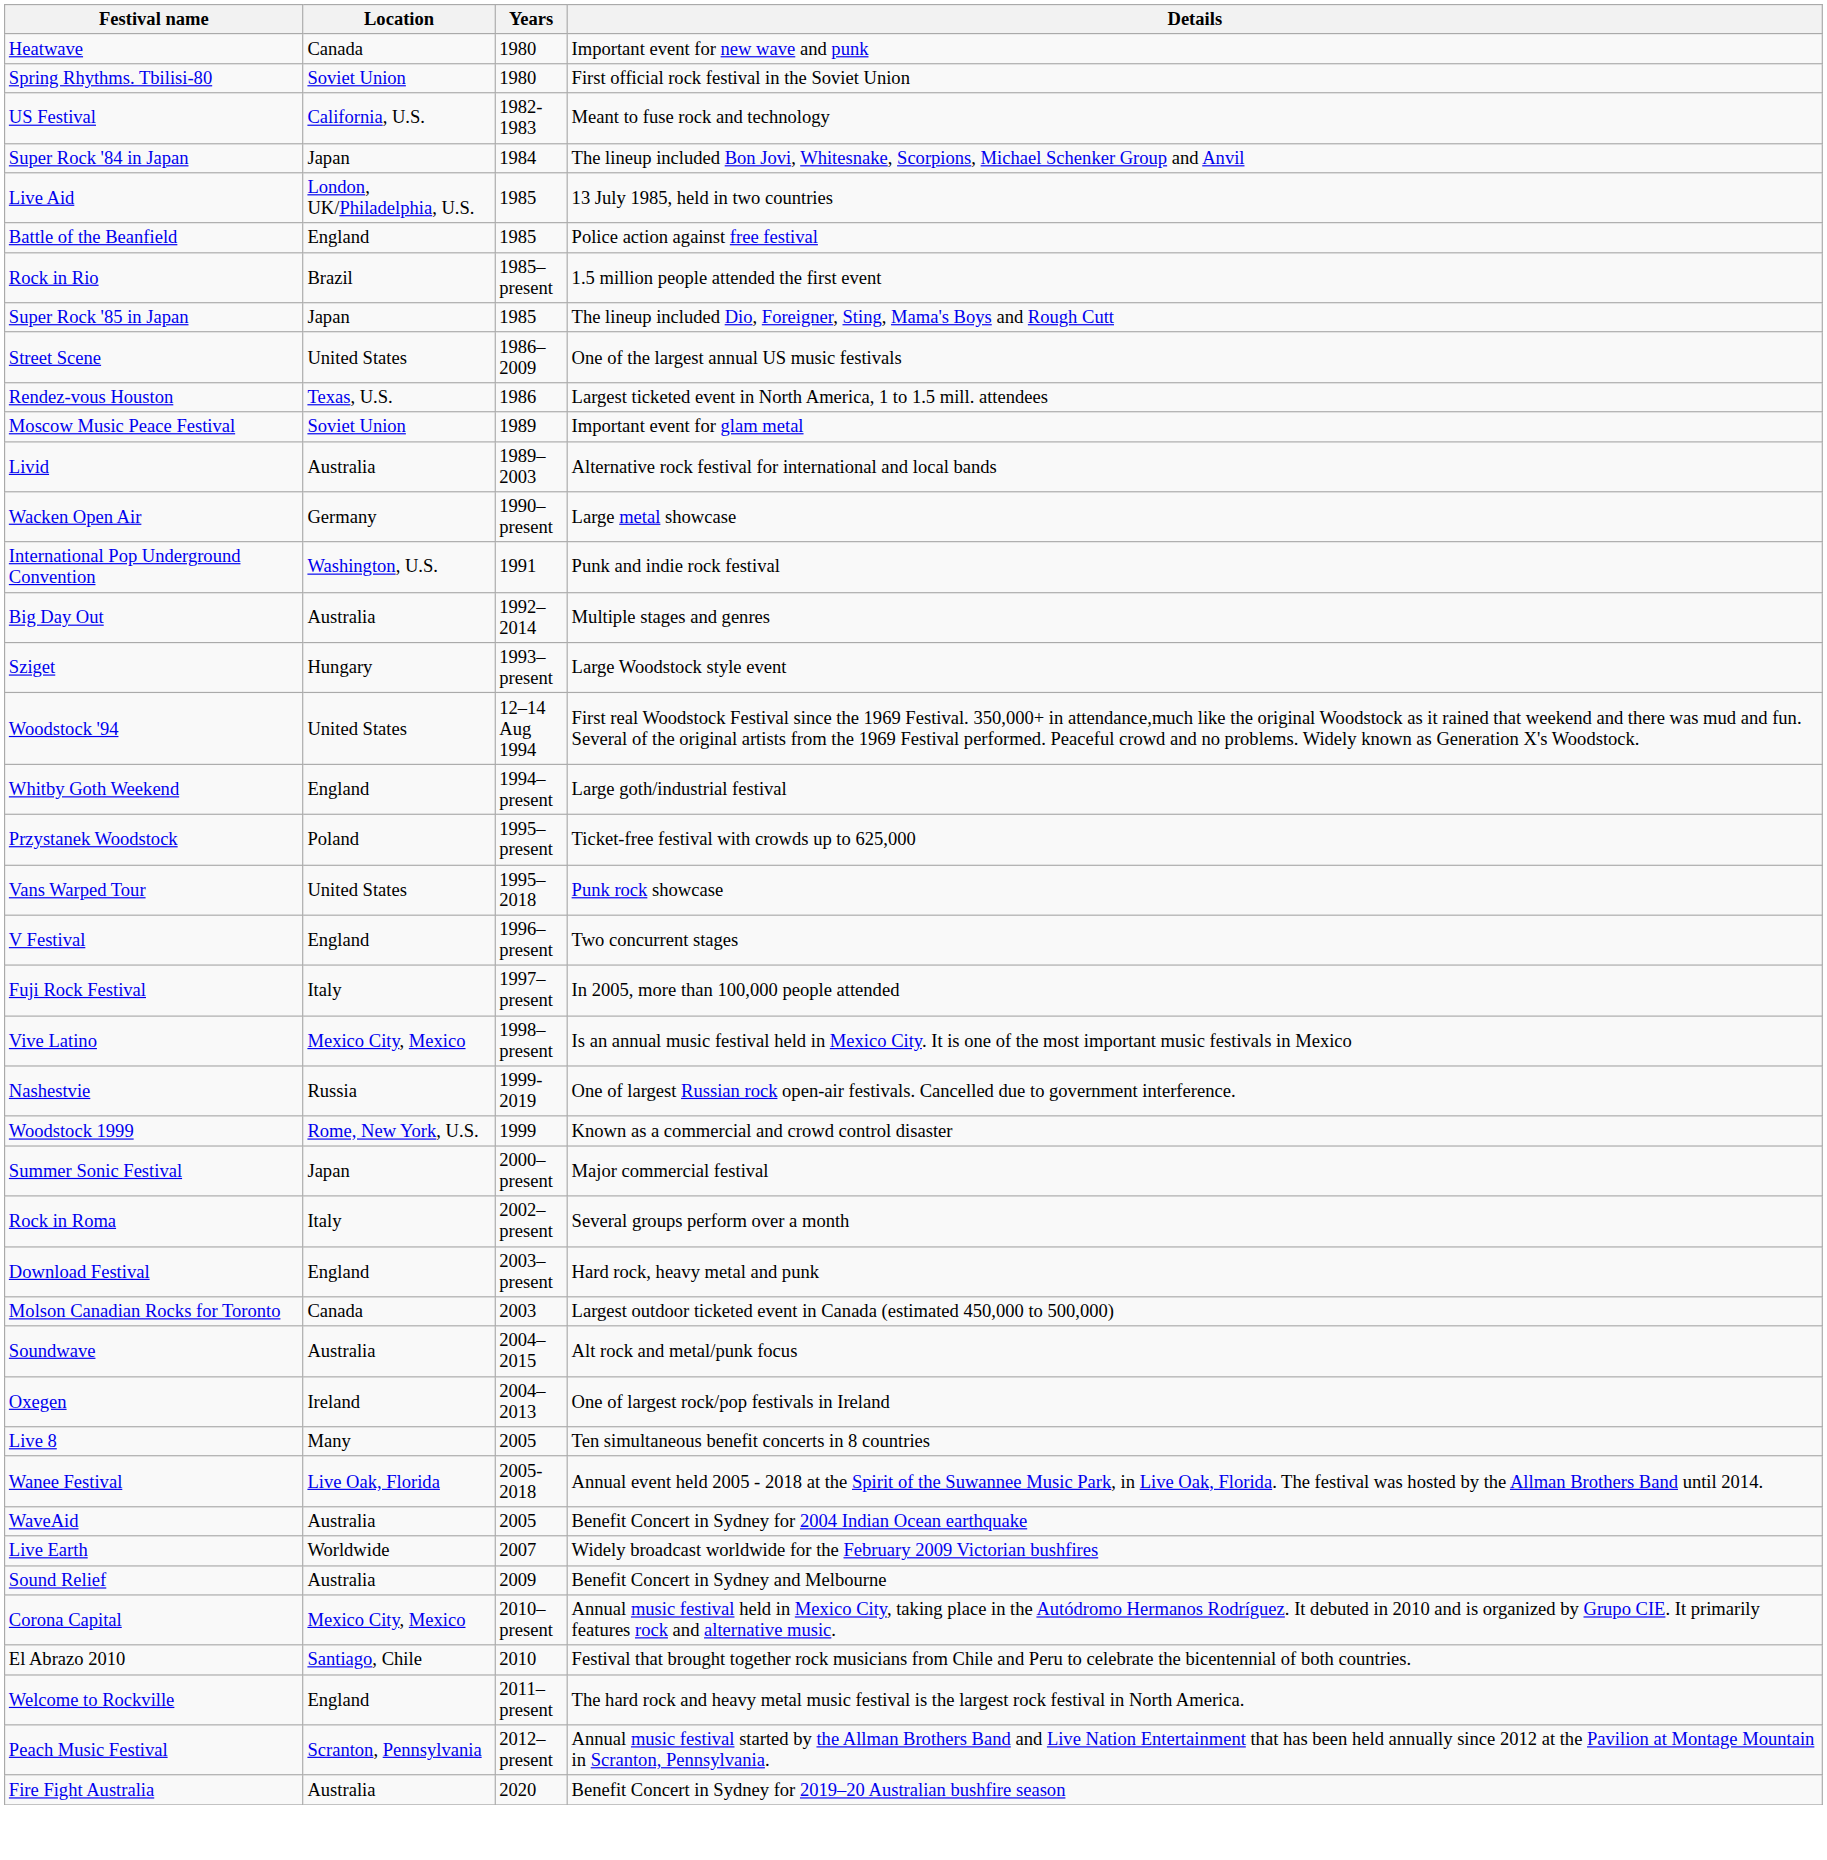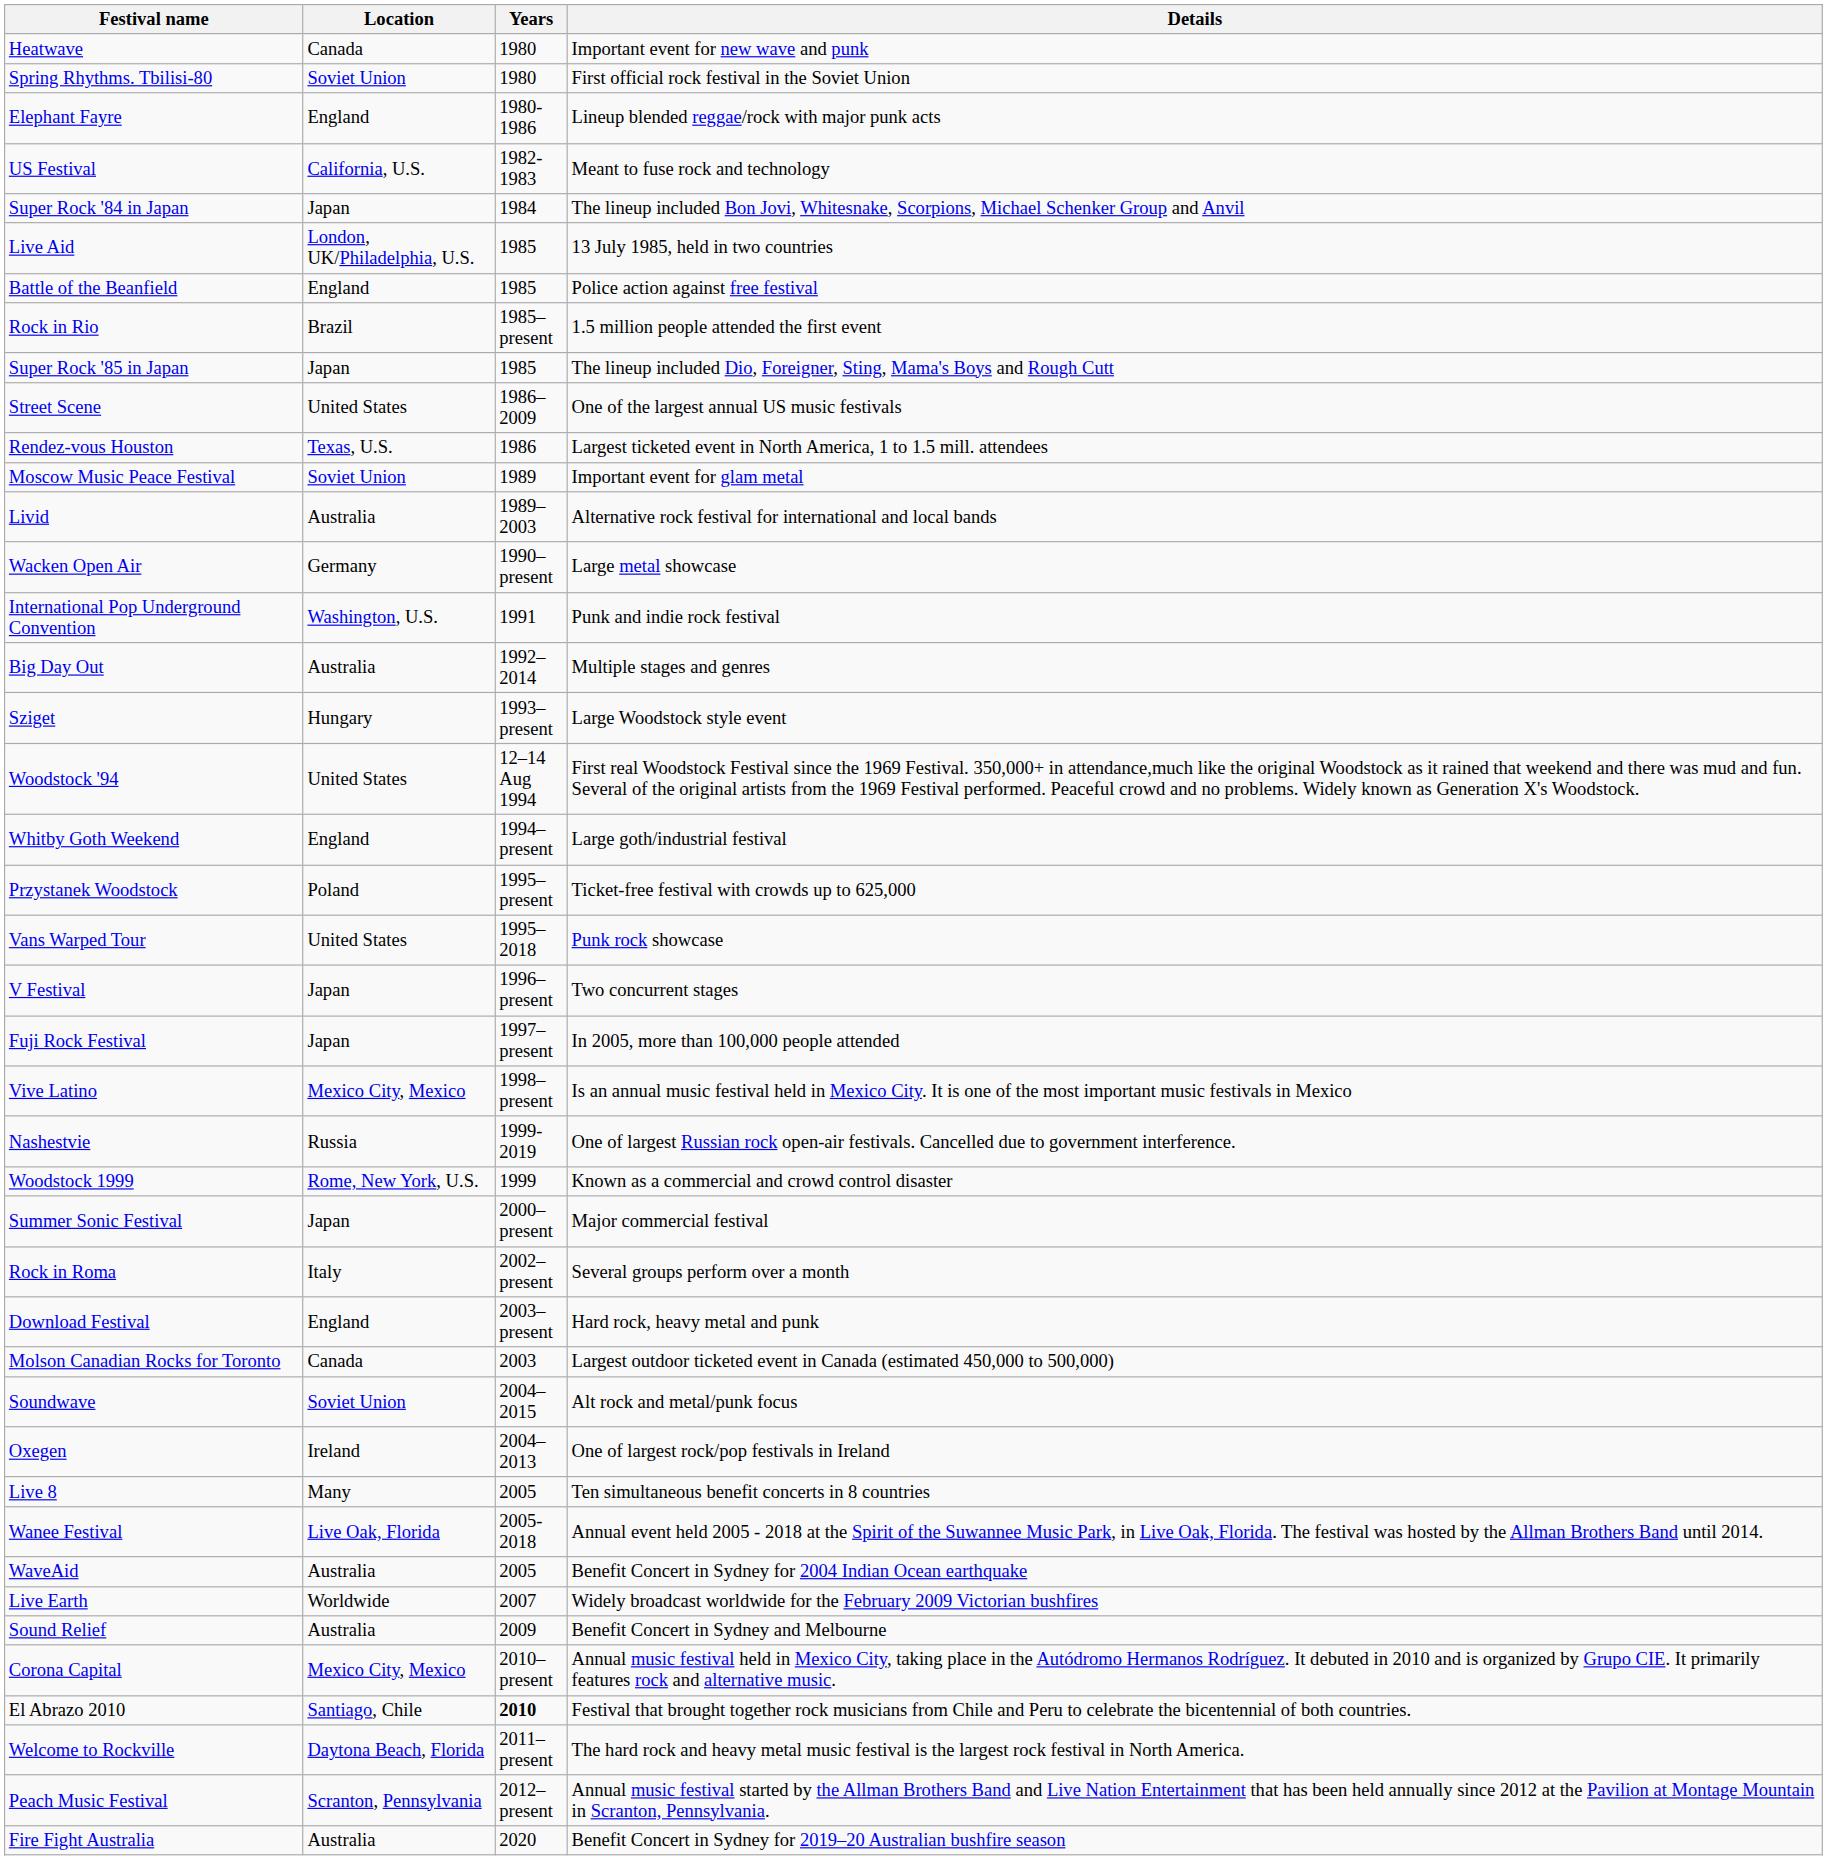+ row: (65, 117)
(338, 940) England -> (329, 990) Japan
(324, 990) Italy -> (329, 1040) Japan
(341, 1351) Australia -> (357, 1401) Soviet Union
(518, 1659) normal -> (518, 1710) bold
(338, 1699) England -> (396, 1749) Daytona Beach, Florida
